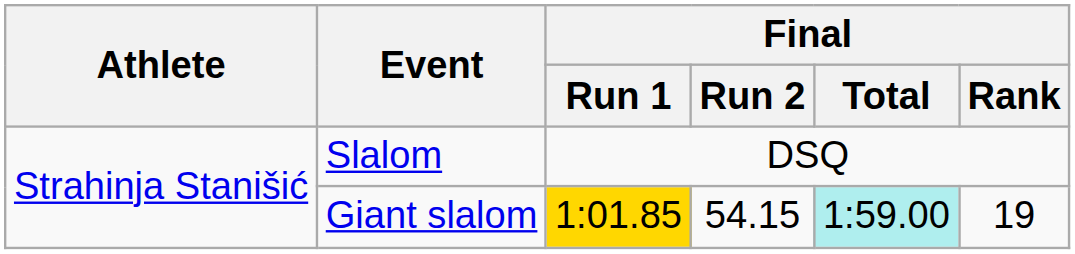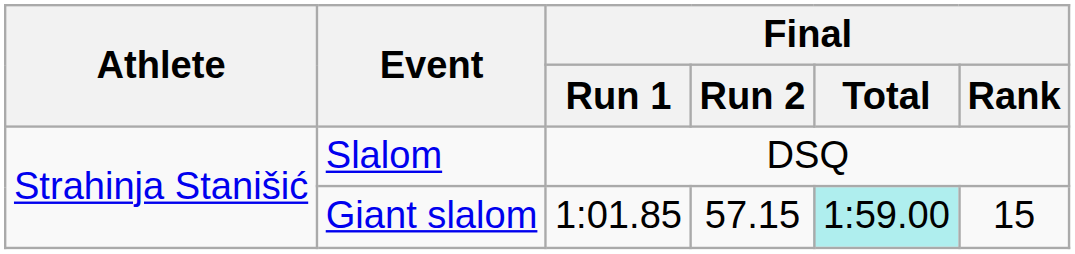(618, 215) gold background -> (618, 215) no background
(752, 215) 54.15 -> (752, 215) 57.15
(1014, 215) 19 -> (1014, 215) 15
